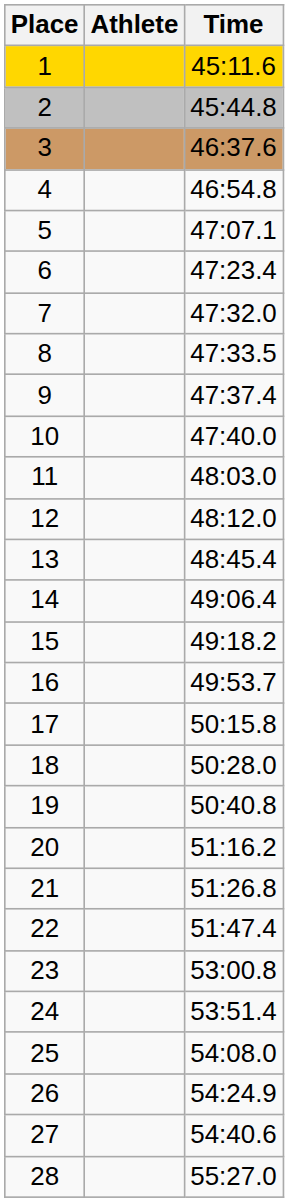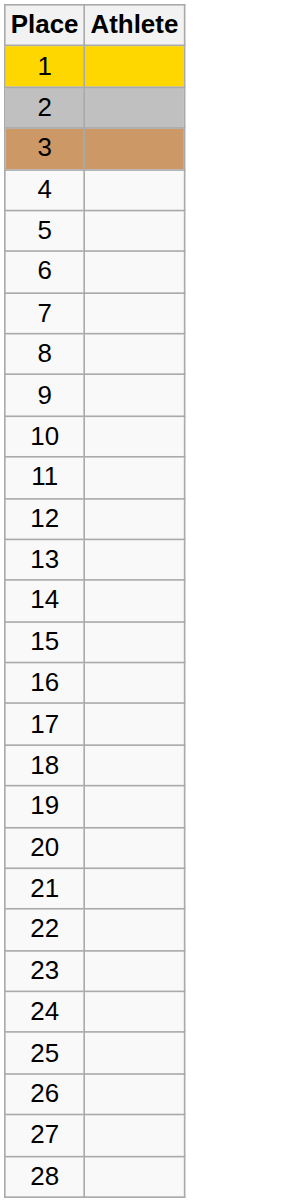- column: (234, 25)
